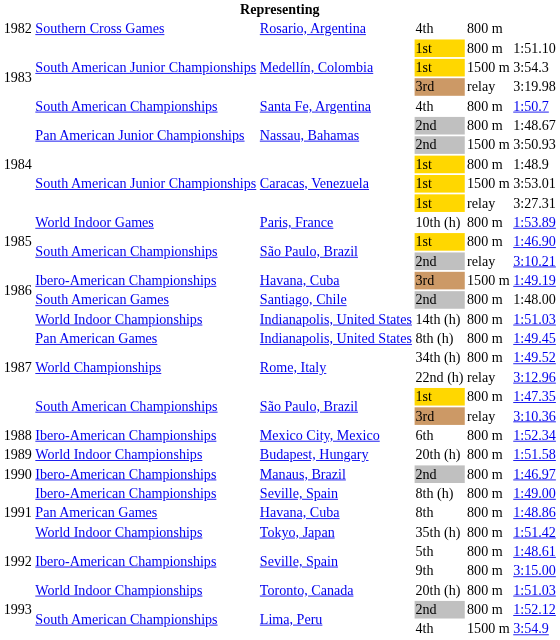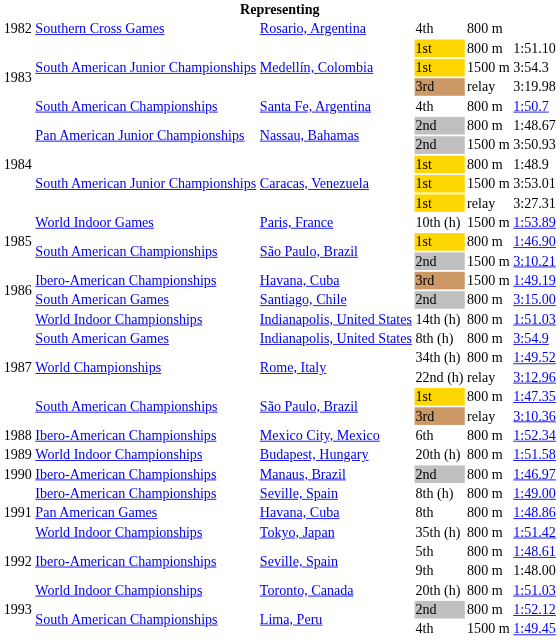(485, 222) 800 m -> (488, 222) 1500 m
(481, 261) relay -> (488, 261) 1500 m
(535, 300) 1:48.00 -> (535, 300) 3:15.00
(96, 338) Pan American Games -> (102, 338) South American Games
(535, 338) 1:49.45 -> (531, 338) 3:54.9
(535, 571) 3:15.00 -> (535, 571) 1:48.00
(531, 629) 3:54.9 -> (535, 629) 1:49.45
